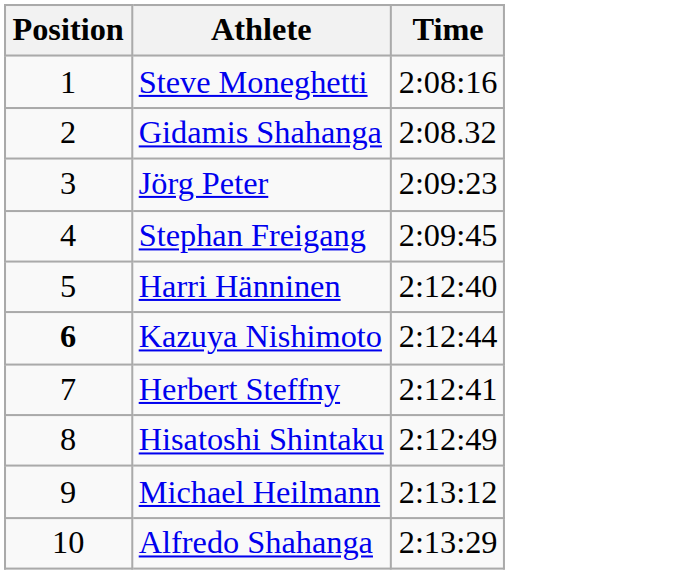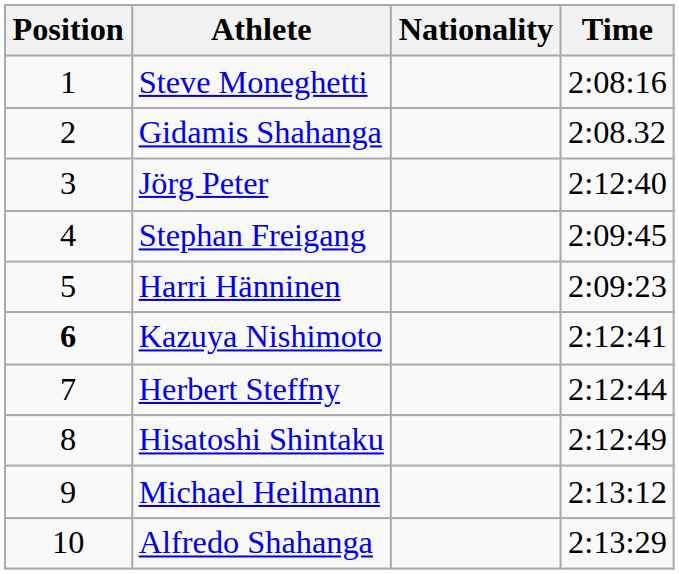+ column: (476, 30)
(448, 183) 2:09:23 -> (617, 183) 2:12:40
(448, 286) 2:12:40 -> (617, 286) 2:09:23
(448, 337) 2:12:44 -> (617, 337) 2:12:41
(448, 388) 2:12:41 -> (617, 388) 2:12:44
